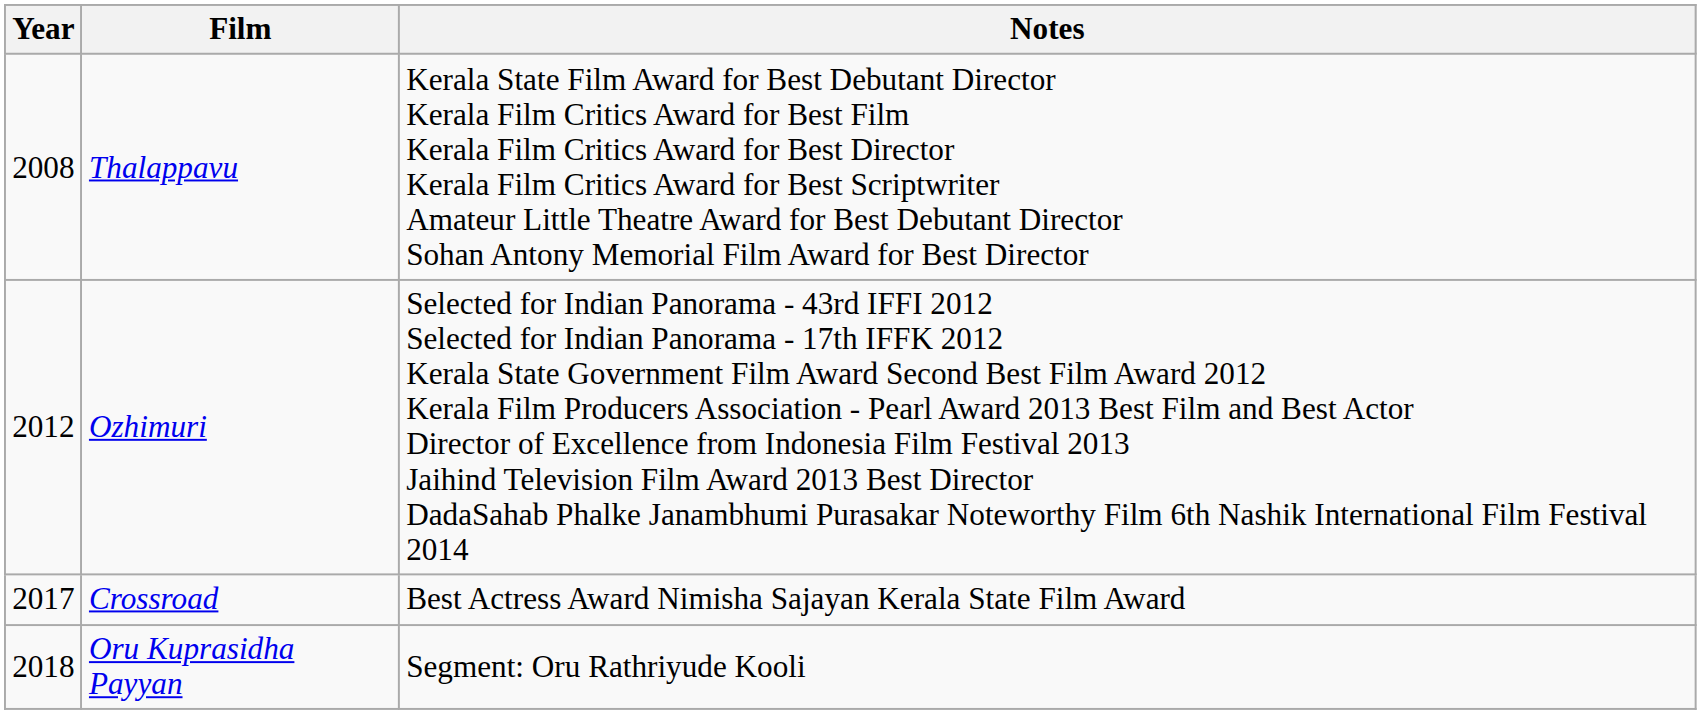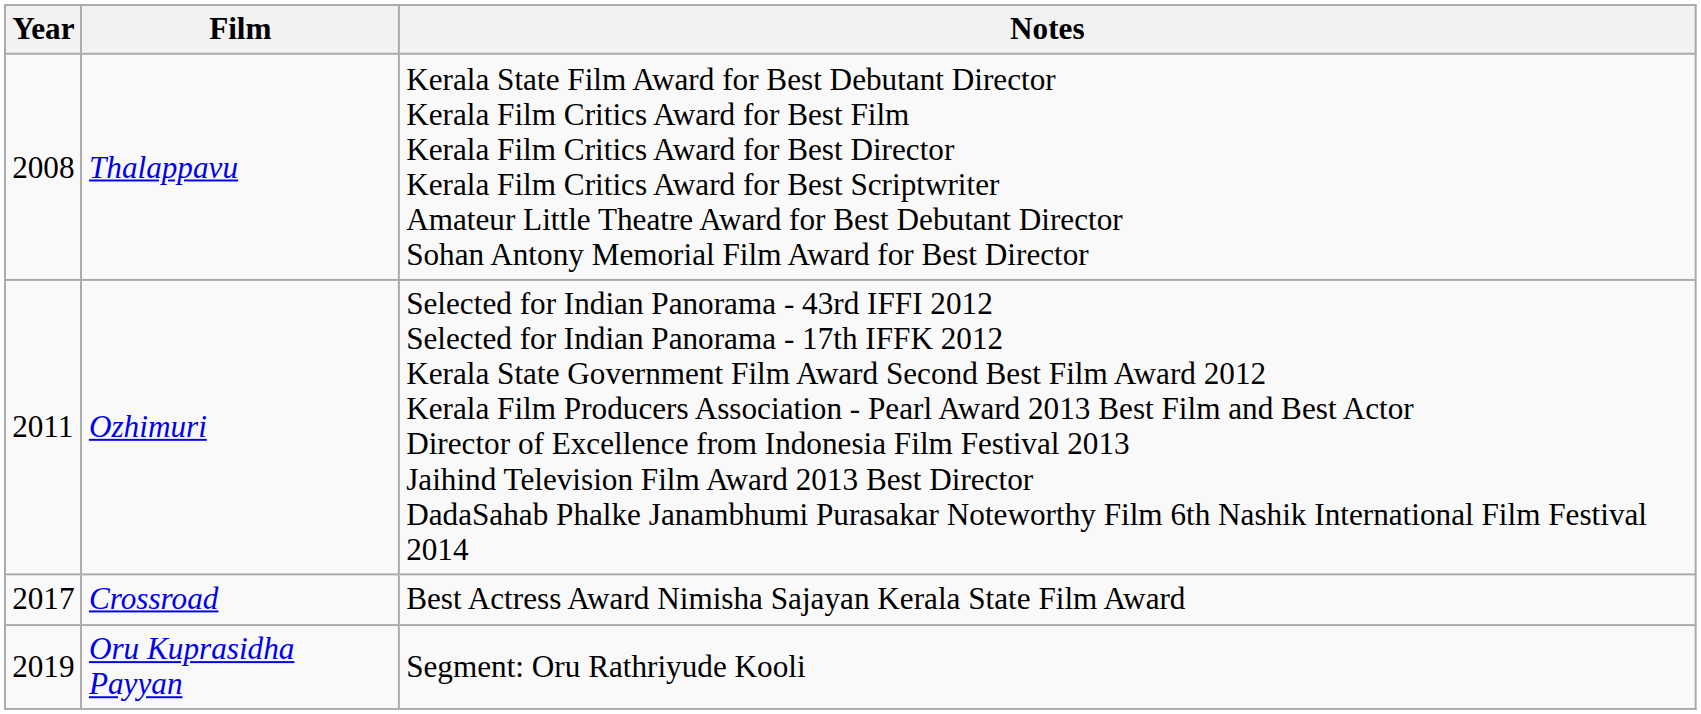(43, 426) 2012 -> (43, 426) 2011
(43, 665) 2018 -> (43, 665) 2019
